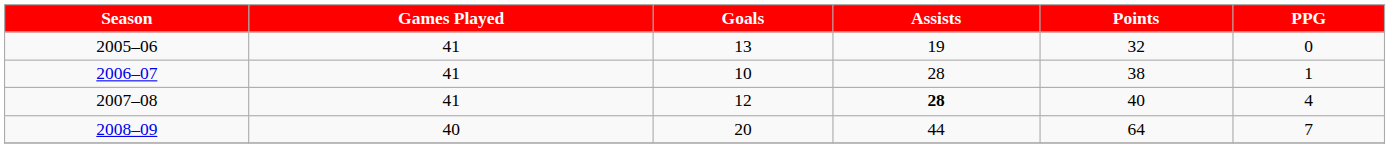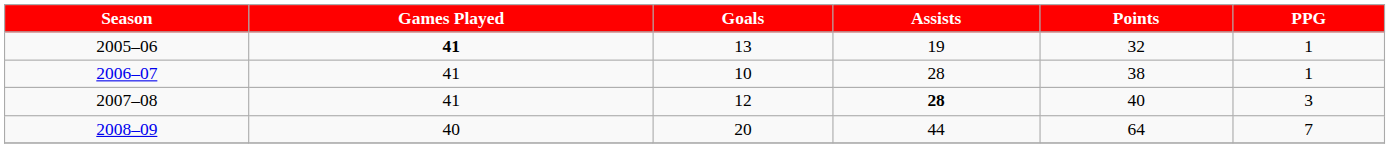(451, 45) normal -> (451, 45) bold
(1309, 45) 0 -> (1309, 45) 1
(1309, 101) 4 -> (1309, 101) 3
